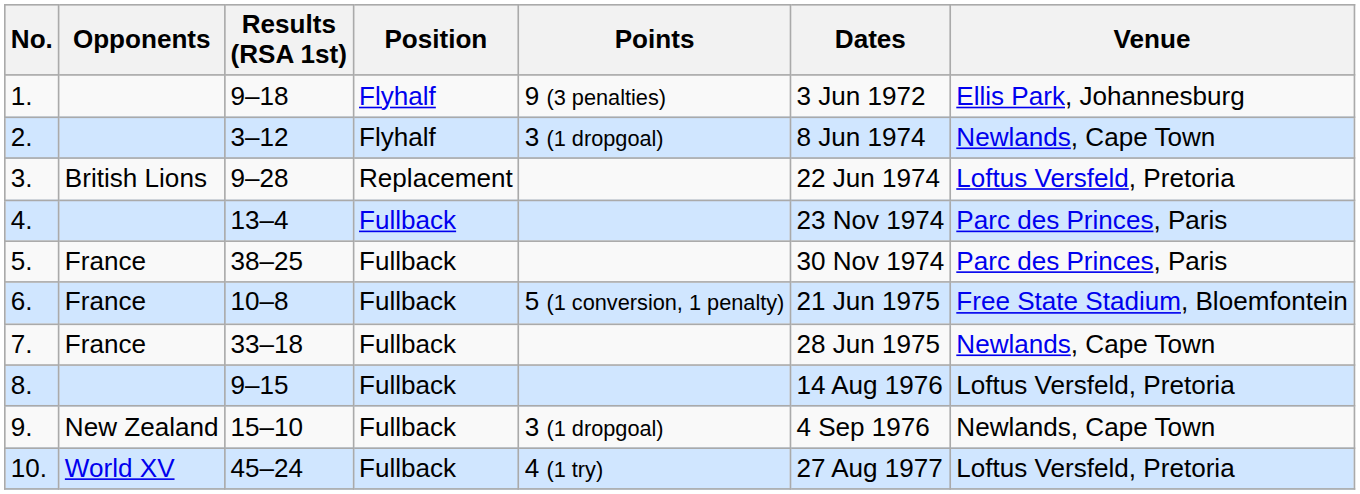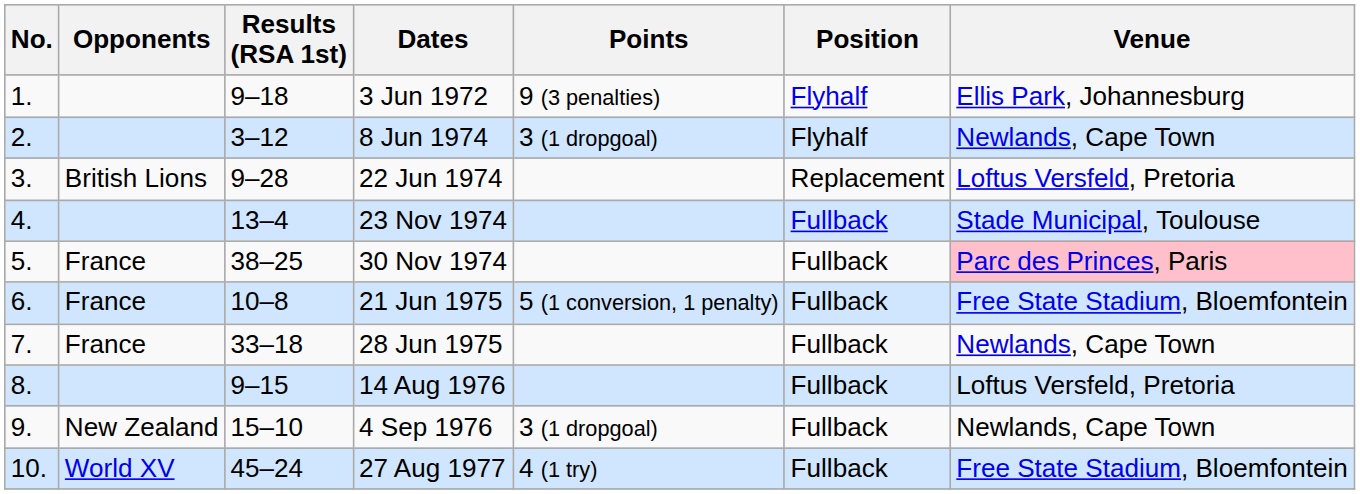columns swapped: (436, 39) <-> (870, 39)
(1092, 219) Parc des Princes, Paris -> (1108, 219) Stade Municipal, Toulouse
(1092, 261) no background -> (1092, 261) pink background
(1095, 468) Loftus Versfeld, Pretoria -> (1152, 468) Free State Stadium, Bloemfontein
